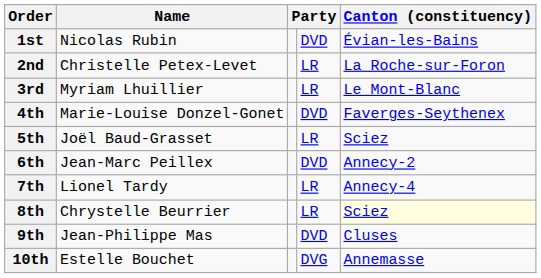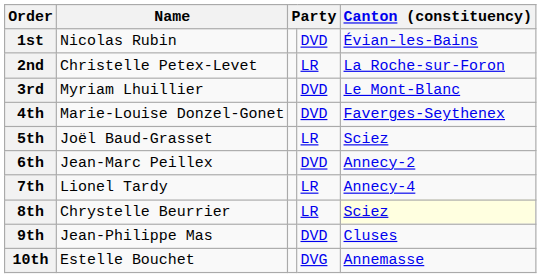(309, 90) LR -> (314, 90) DVD
